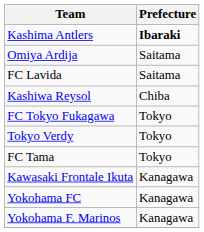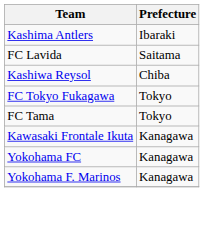(160, 34) bold -> (157, 34) normal
- row: (42, 55)
- row: (40, 136)
